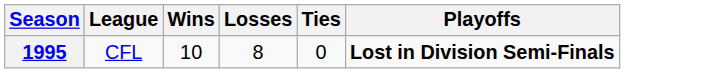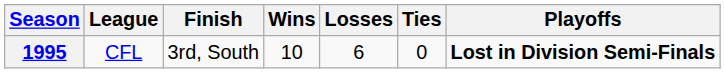+ column: (213, 20)
(258, 51) 8 -> (359, 51) 6
